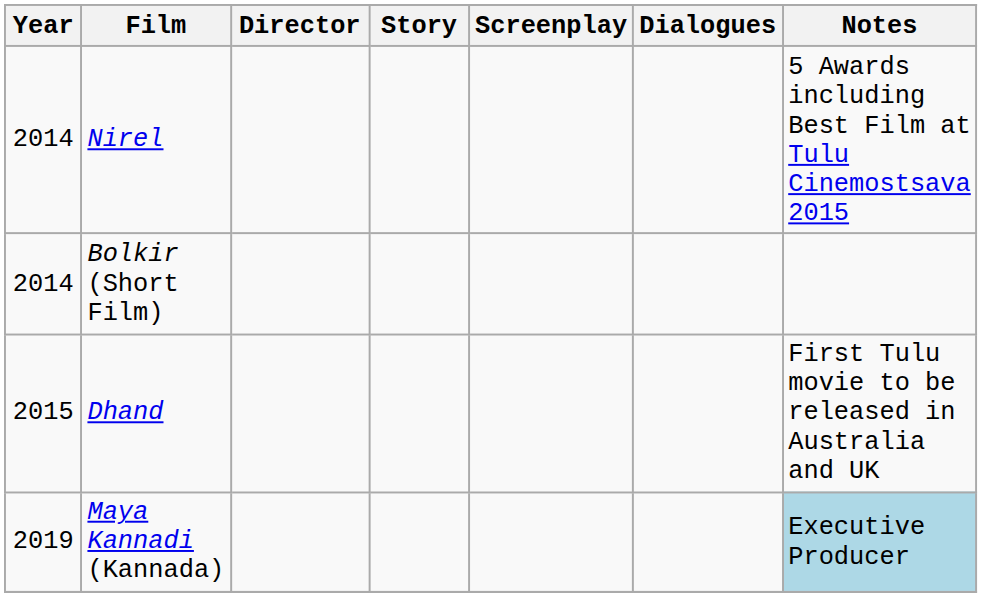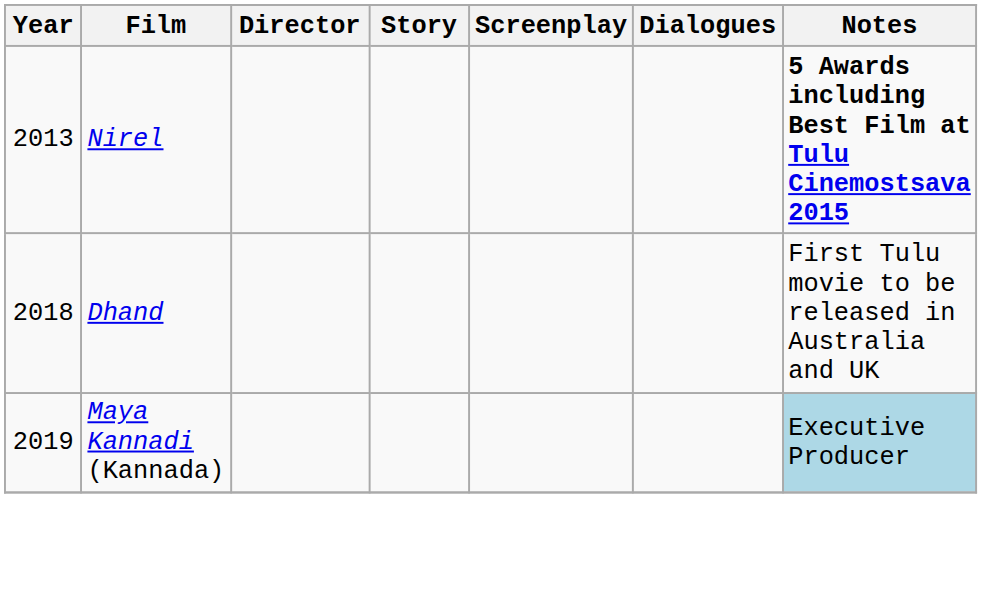(43, 140) 2014 -> (43, 140) 2013
(879, 140) normal -> (879, 140) bold
- row: (133, 284)
(43, 413) 2015 -> (43, 313) 2018
